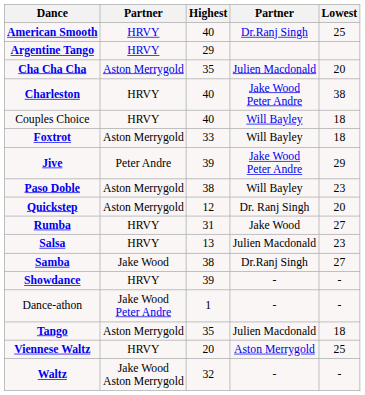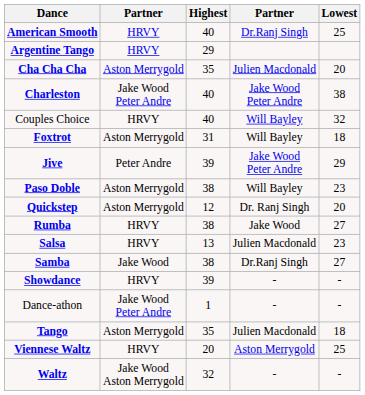(143, 94) HRVY -> (143, 94) Jake Wood Peter Andre
(339, 119) 18 -> (339, 119) 32
(208, 138) 33 -> (208, 138) 31
(208, 225) 31 -> (208, 225) 38
